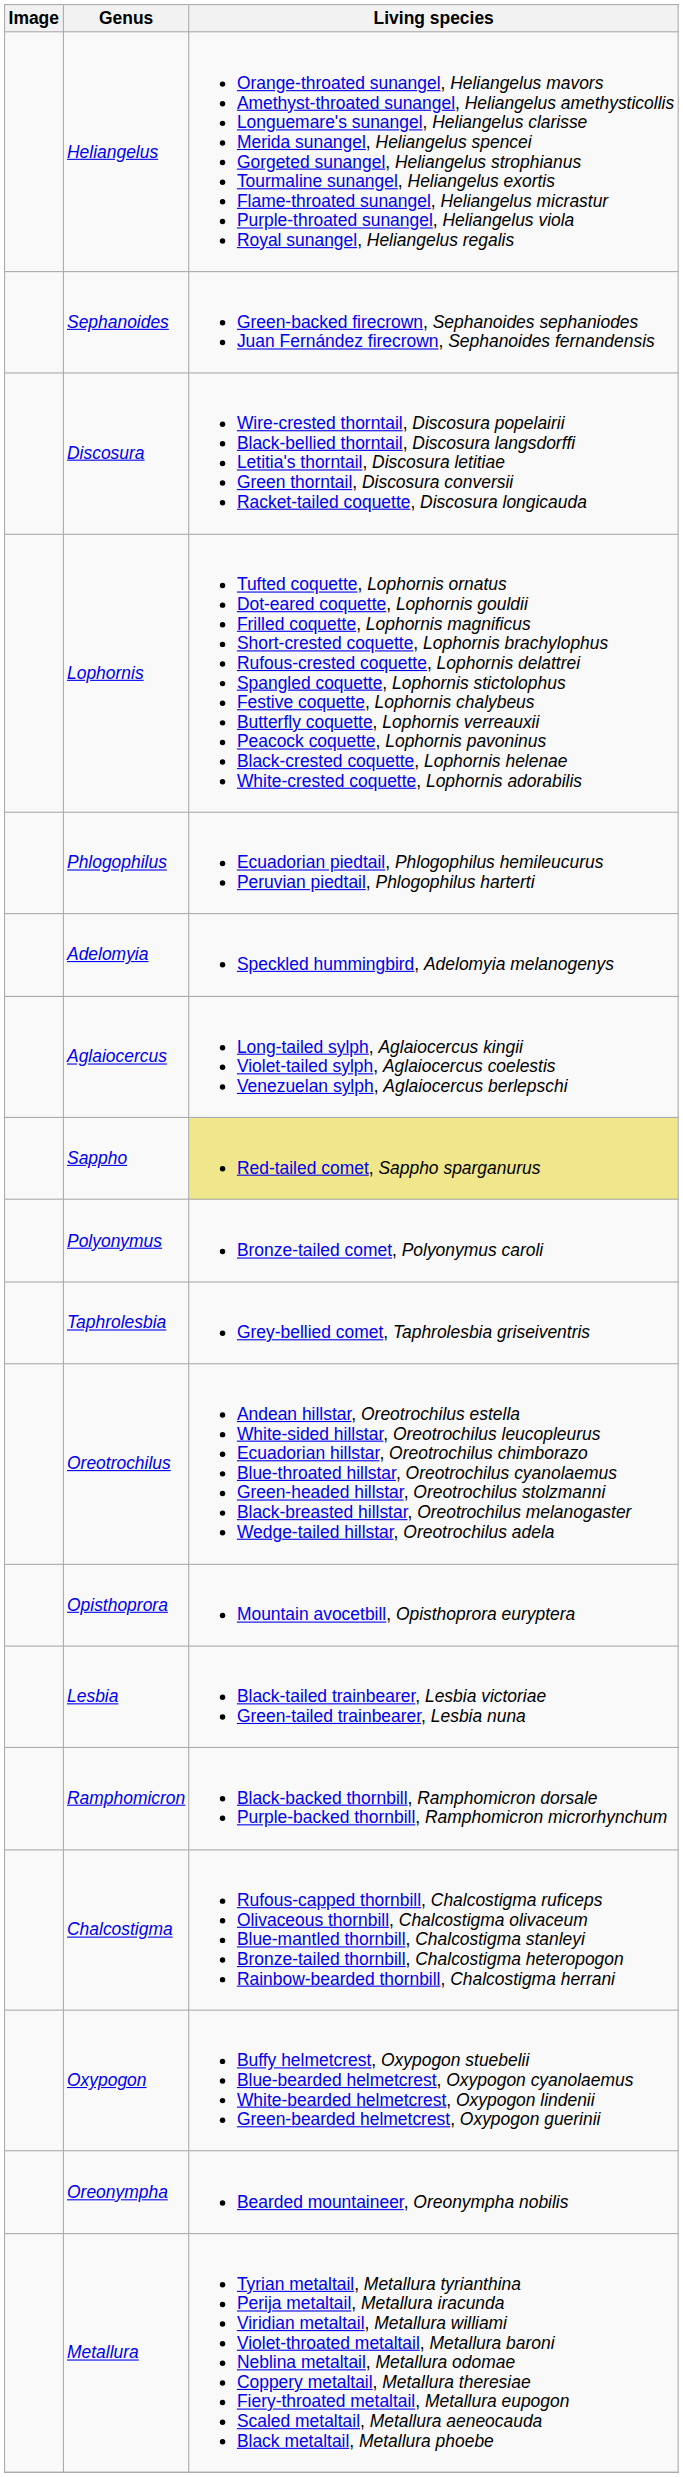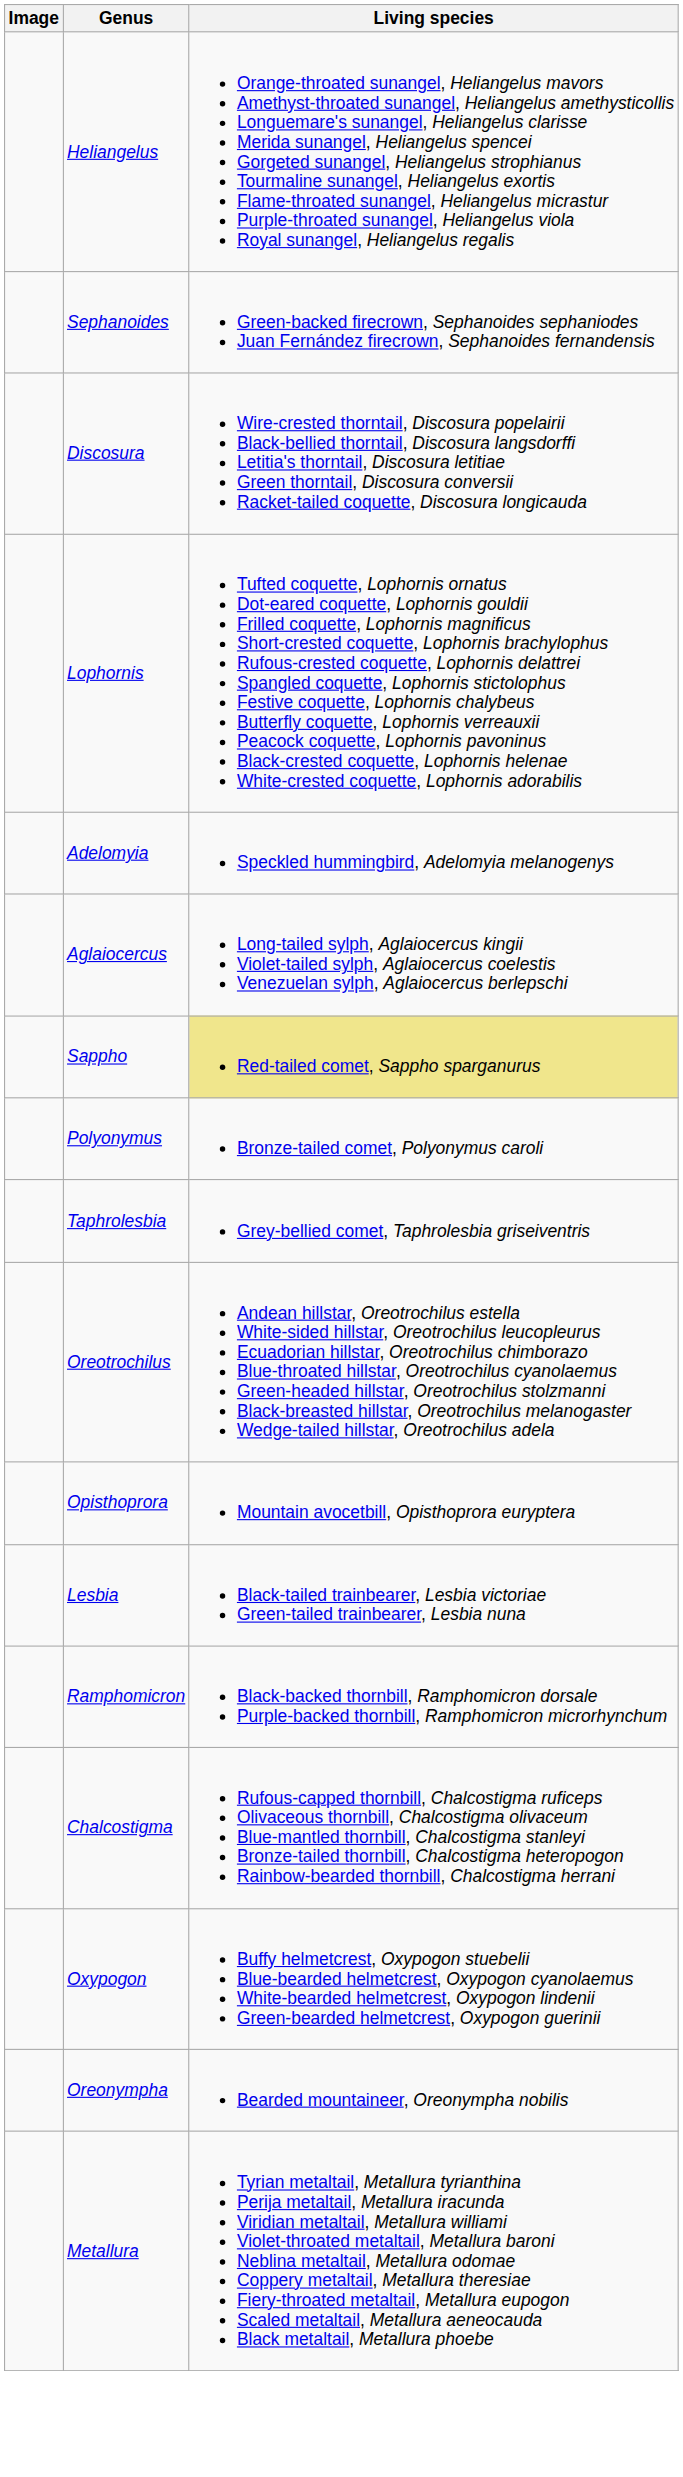- row: (117, 862)
